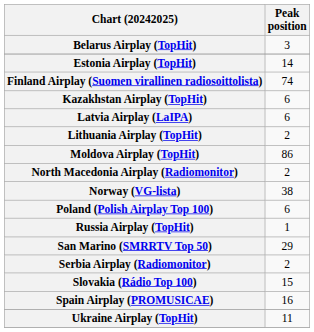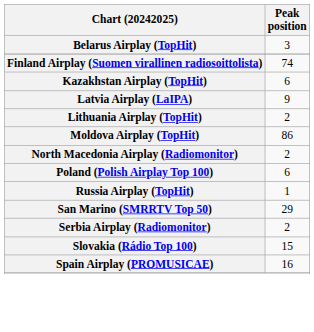- row: (135, 63)
(287, 117) 6 -> (287, 99) 9
- row: (135, 191)
- row: (135, 318)
